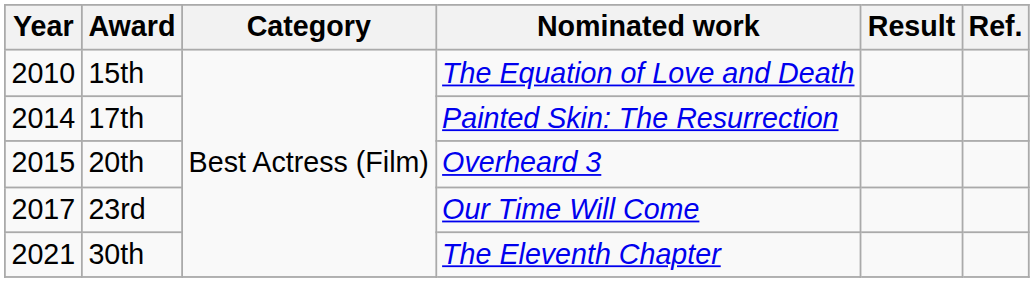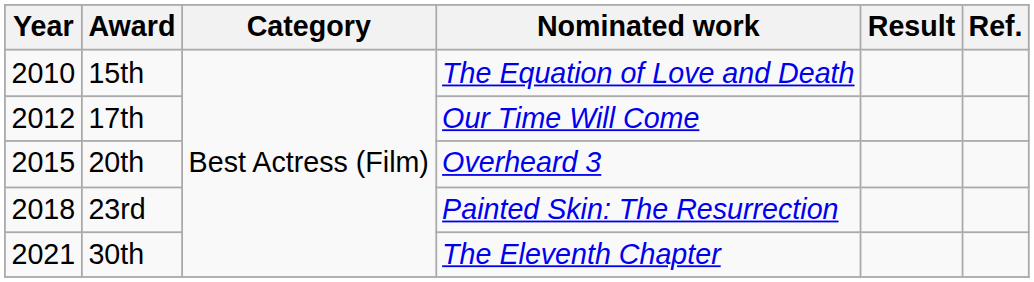(43, 118) 2014 -> (43, 118) 2012
(640, 118) Painted Skin: The Resurrection -> (571, 118) Our Time Will Come
(43, 208) 2017 -> (43, 208) 2018
(571, 208) Our Time Will Come -> (640, 208) Painted Skin: The Resurrection
